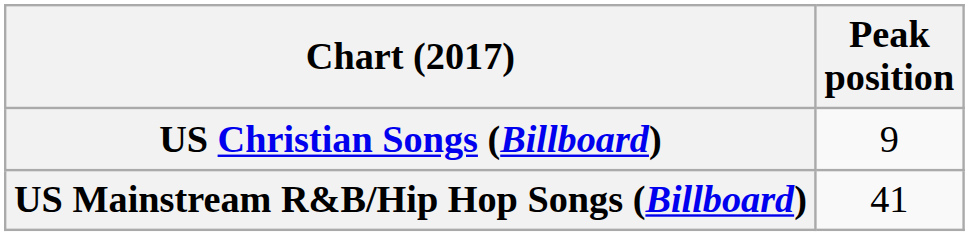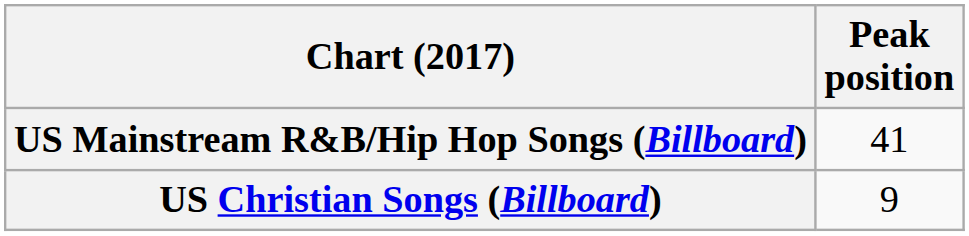rows swapped: (410, 138) <-> (410, 199)
